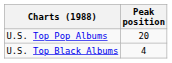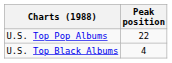(144, 36) 20 -> (144, 36) 22
